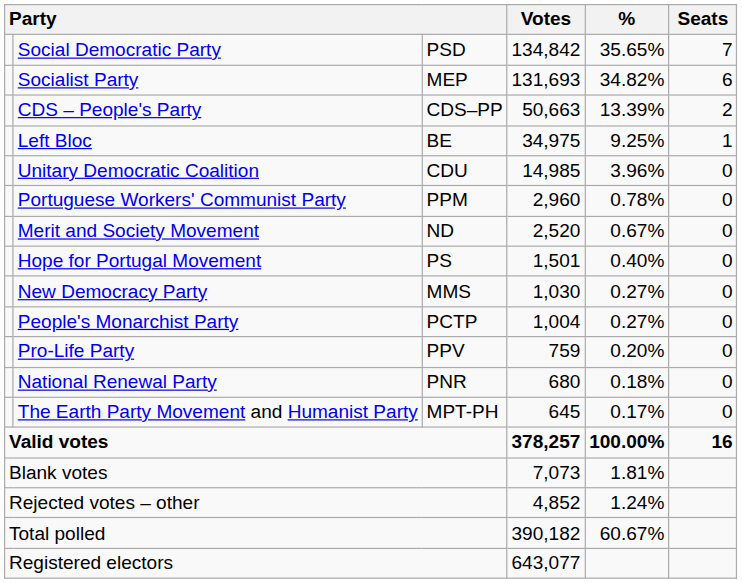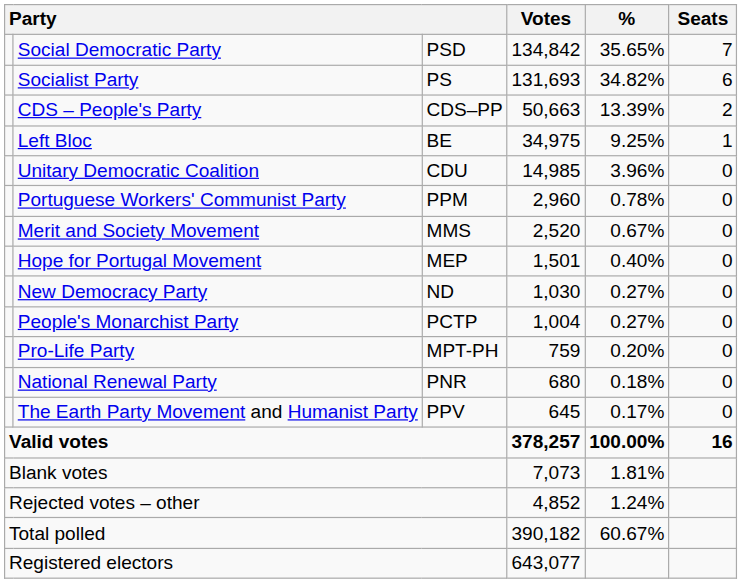(447, 79) MEP -> (439, 79) PS
(440, 230) ND -> (449, 230) MMS
(439, 261) PS -> (447, 261) MEP
(449, 291) MMS -> (440, 291) ND
(446, 351) PPV -> (463, 351) MPT-PH
(463, 412) MPT-PH -> (446, 412) PPV
